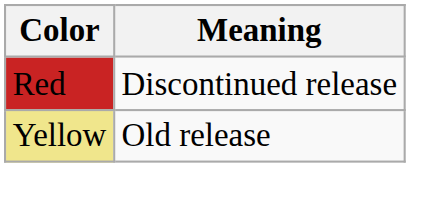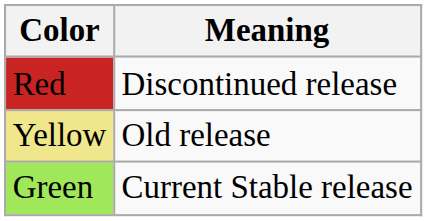+ row: (53, 187)
